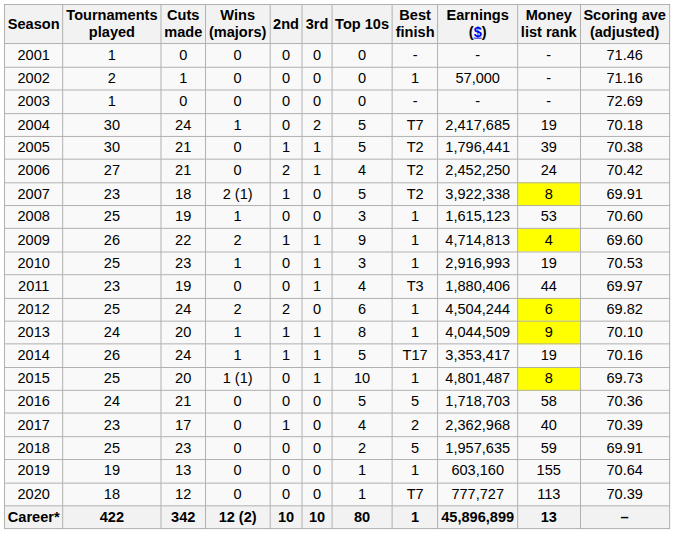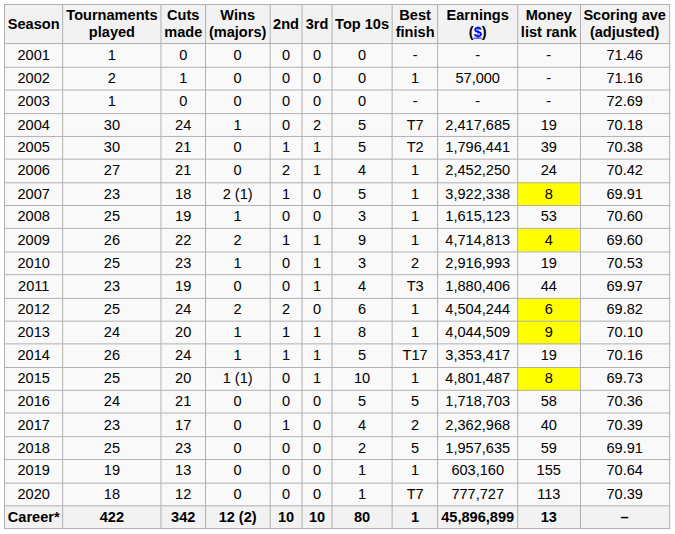(415, 170) T2 -> (415, 170) 1
(415, 194) T2 -> (415, 194) 1
(415, 263) 1 -> (415, 263) 2
